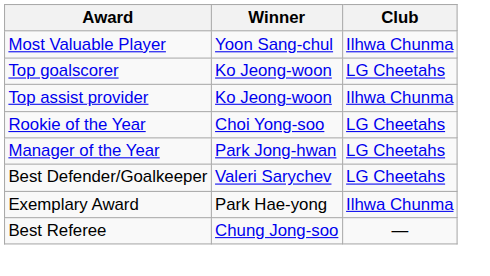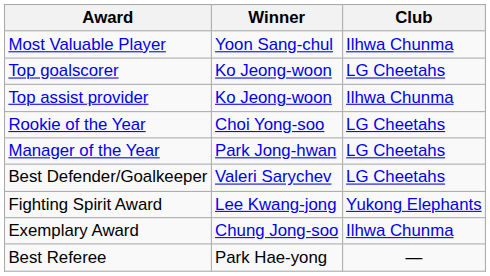+ row: (85, 204)
(271, 204) Park Hae-yong -> (277, 230) Chung Jong-soo
(277, 230) Chung Jong-soo -> (271, 257) Park Hae-yong
